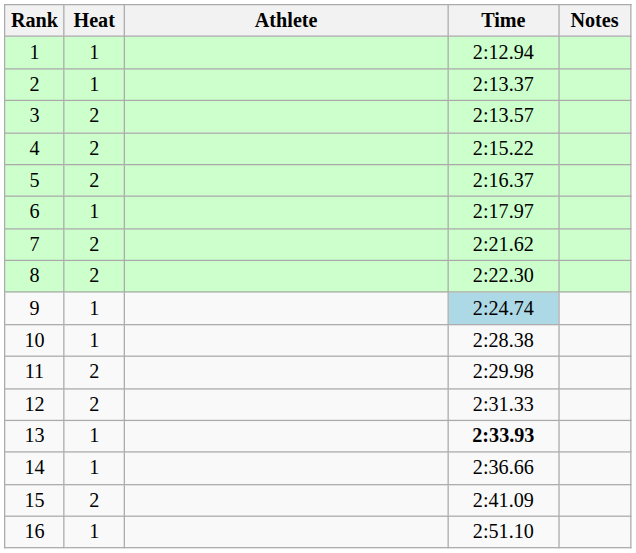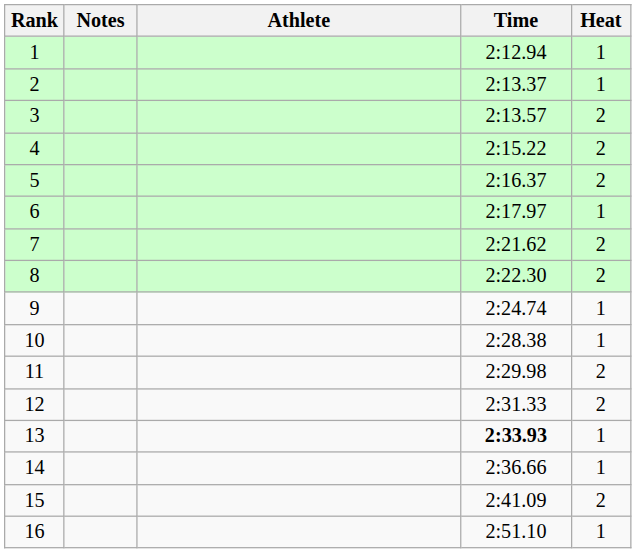columns swapped: (94, 20) <-> (595, 20)
(503, 308) lightblue background -> (516, 308) no background
